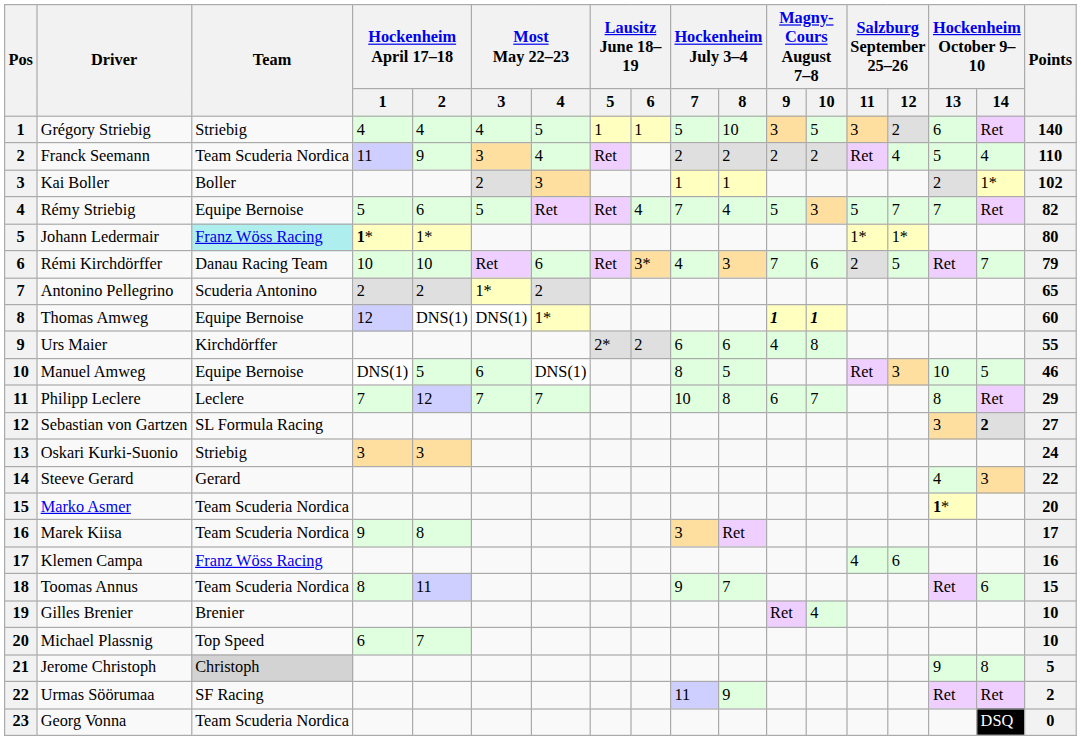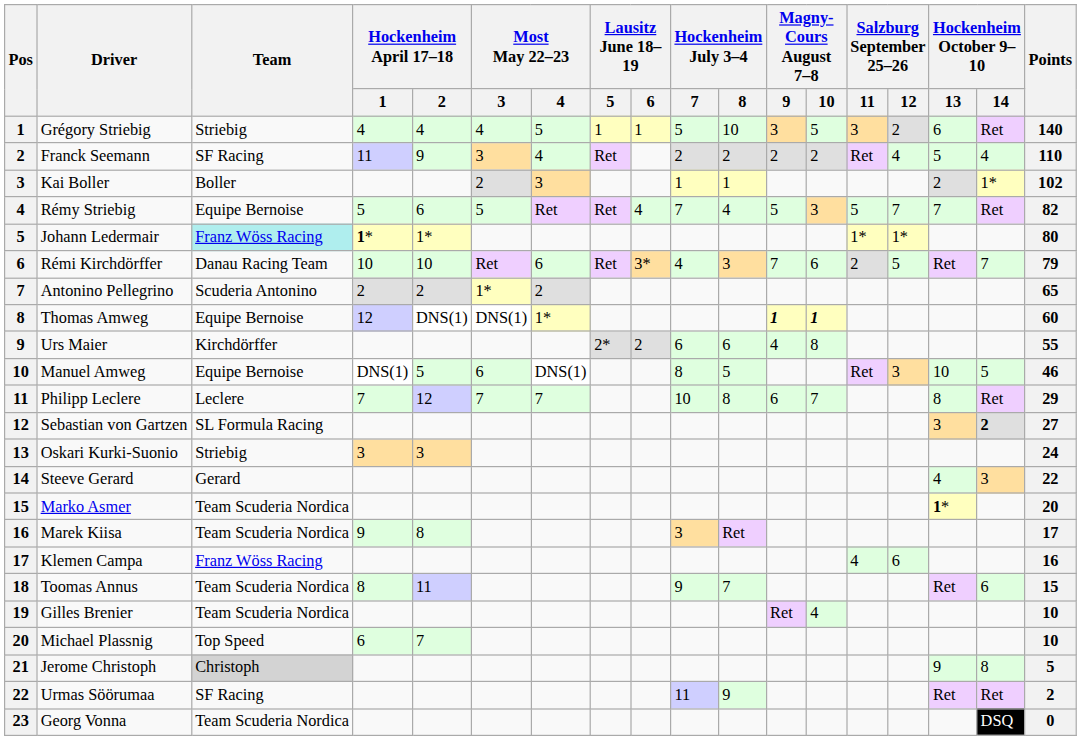(272, 155) Team Scuderia Nordica -> (229, 155) SF Racing
(220, 613) Brenier -> (272, 613) Team Scuderia Nordica
